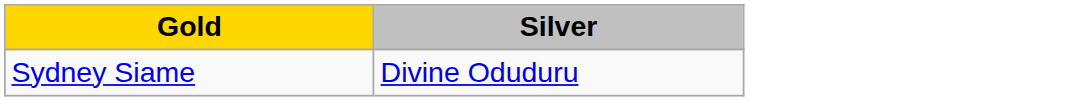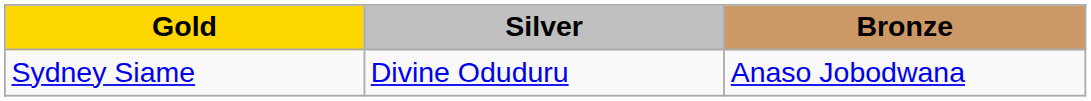+ column: (905, 27)
